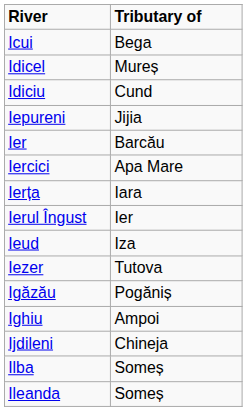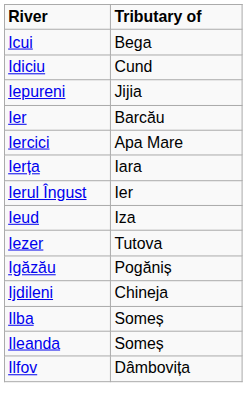- row: (27, 67)
- row: (25, 318)
+ row: (23, 368)
